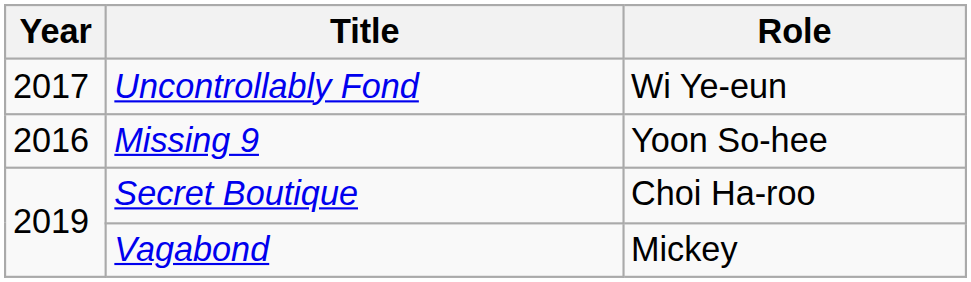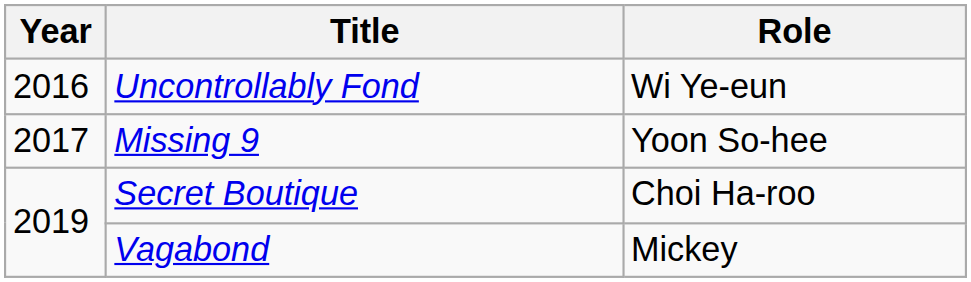(51, 85) 2017 -> (51, 85) 2016
(51, 140) 2016 -> (51, 140) 2017
